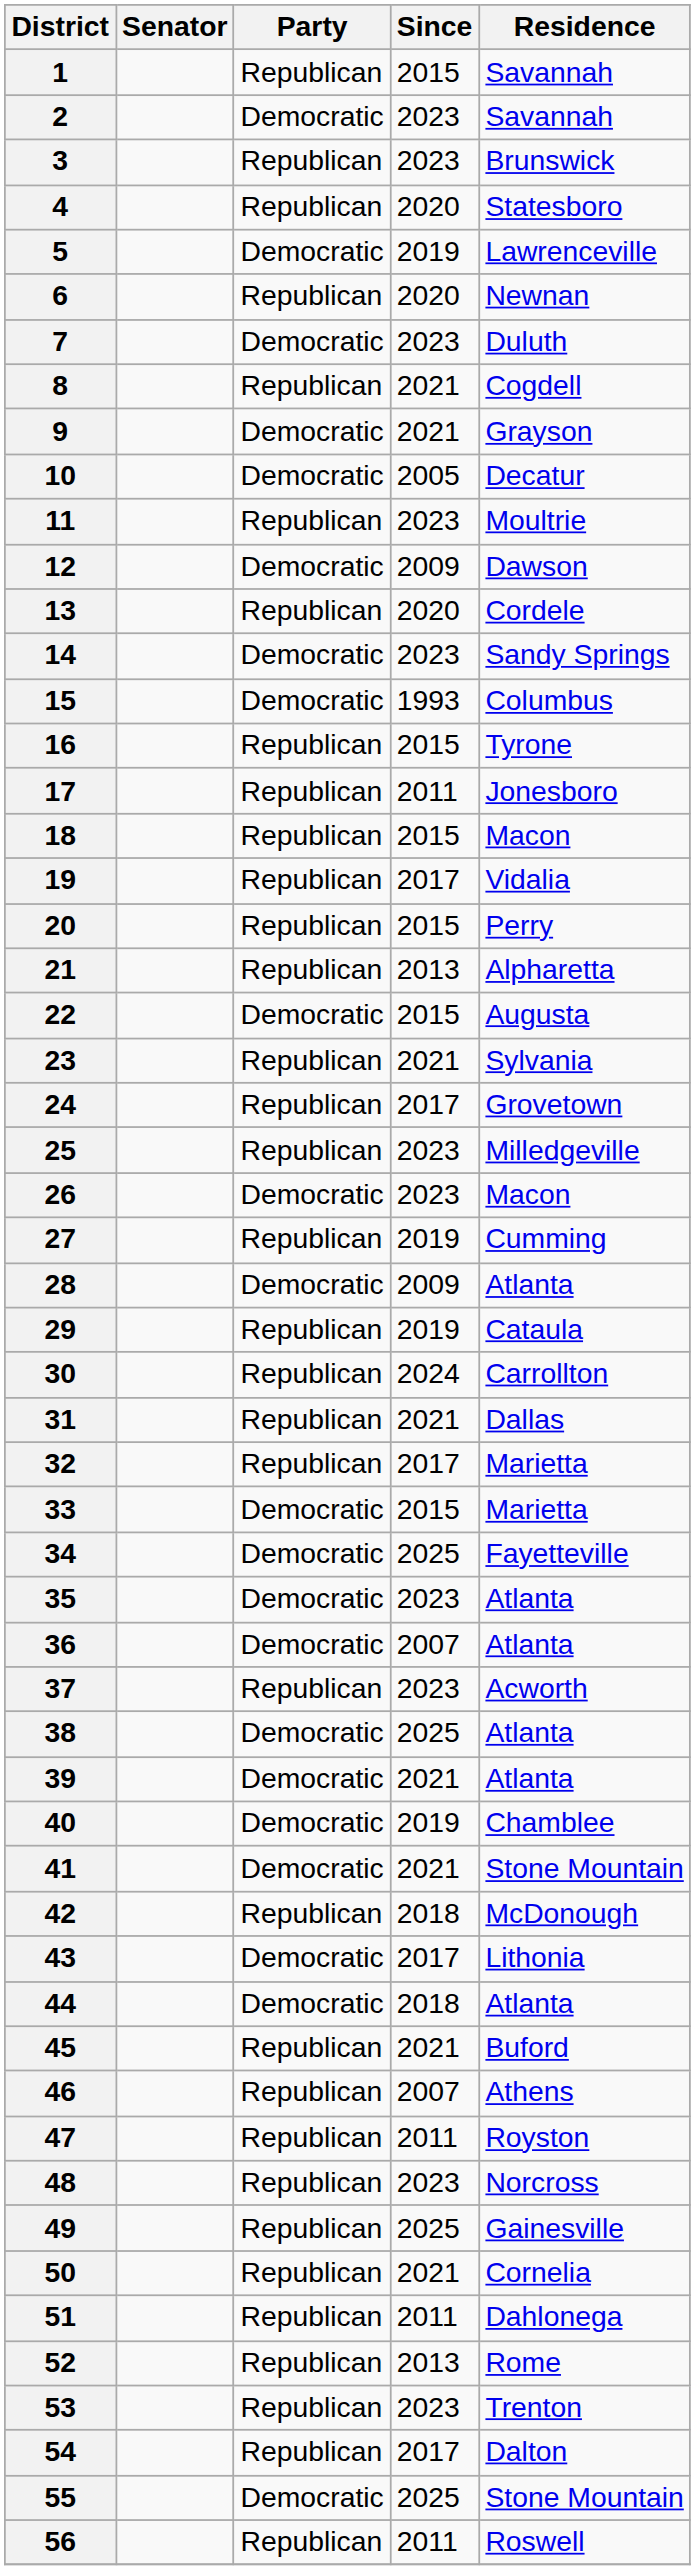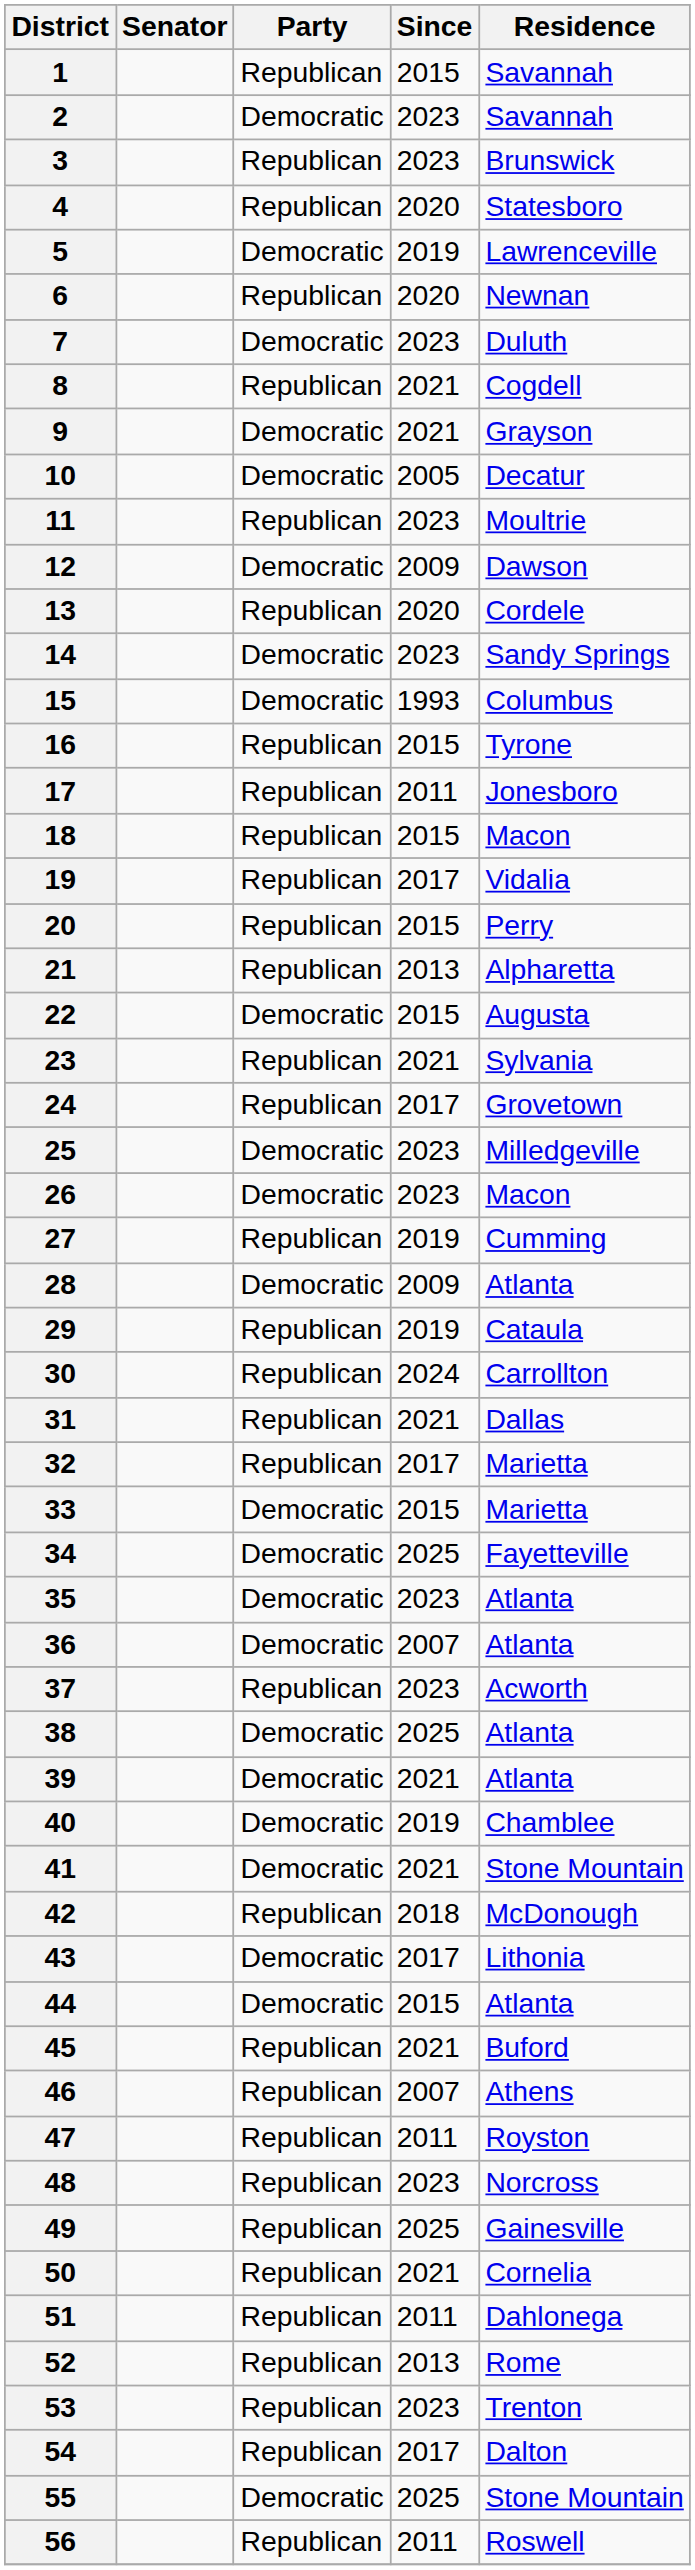(311, 1149) Republican -> (312, 1149) Democratic
(428, 2003) 2018 -> (428, 2003) 2015
